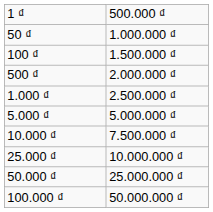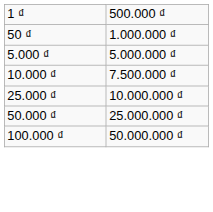- row: (23, 55)
- row: (23, 75)
- row: (28, 95)
